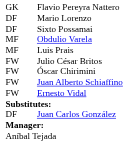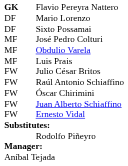(12, 7) normal -> (11, 7) bold
+ row: (69, 39)
+ row: (80, 82)
- row: (76, 114)
+ row: (66, 136)
